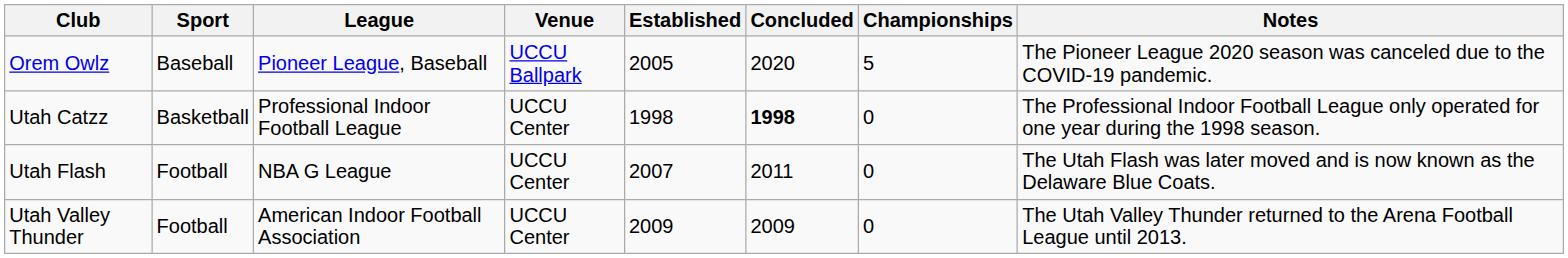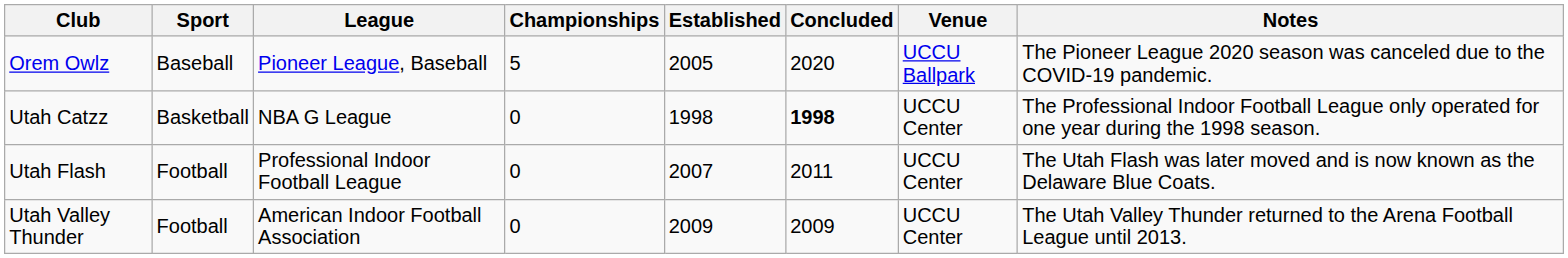columns swapped: (565, 20) <-> (938, 20)
(344, 117) Professional Indoor Football League -> (325, 117) NBA G League
(325, 171) NBA G League -> (344, 171) Professional Indoor Football League
